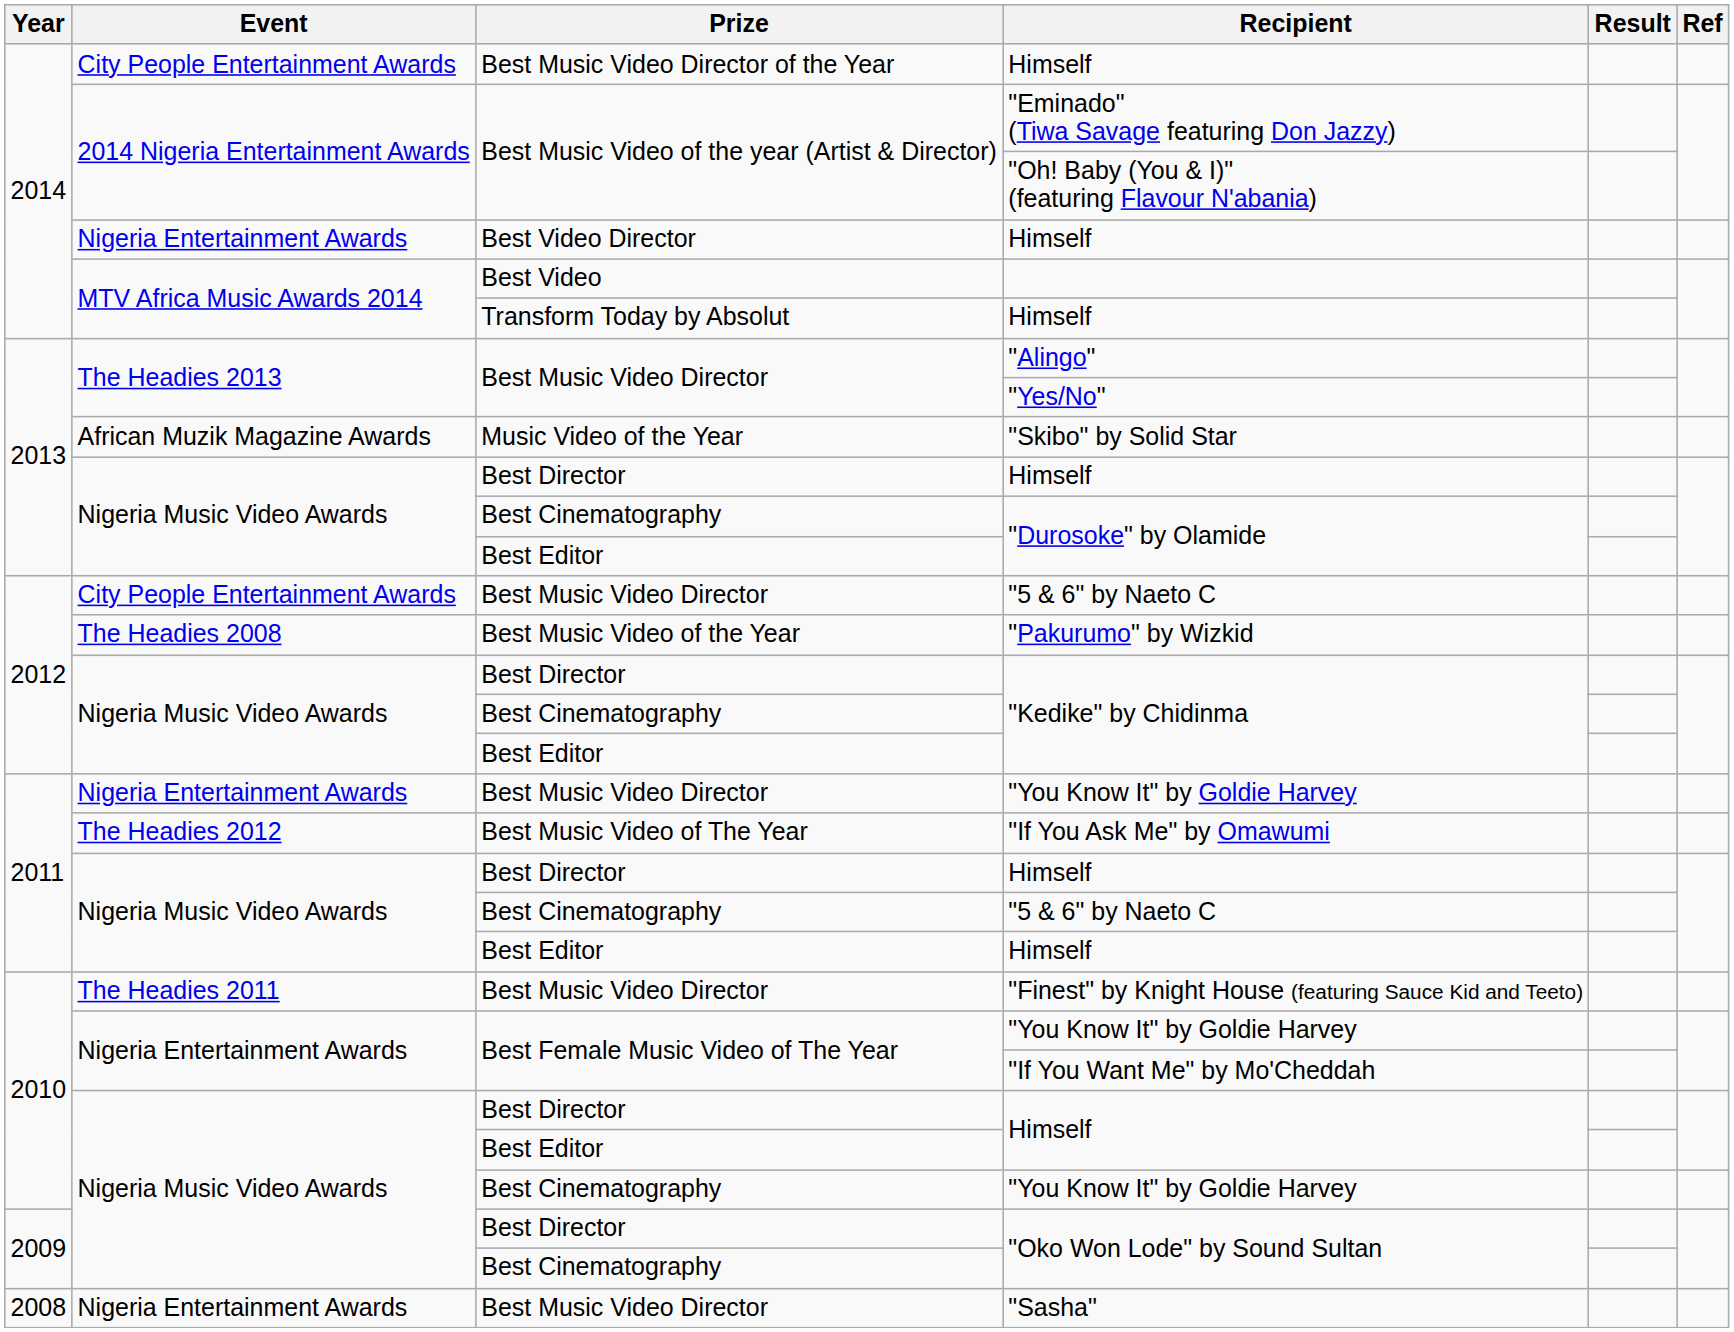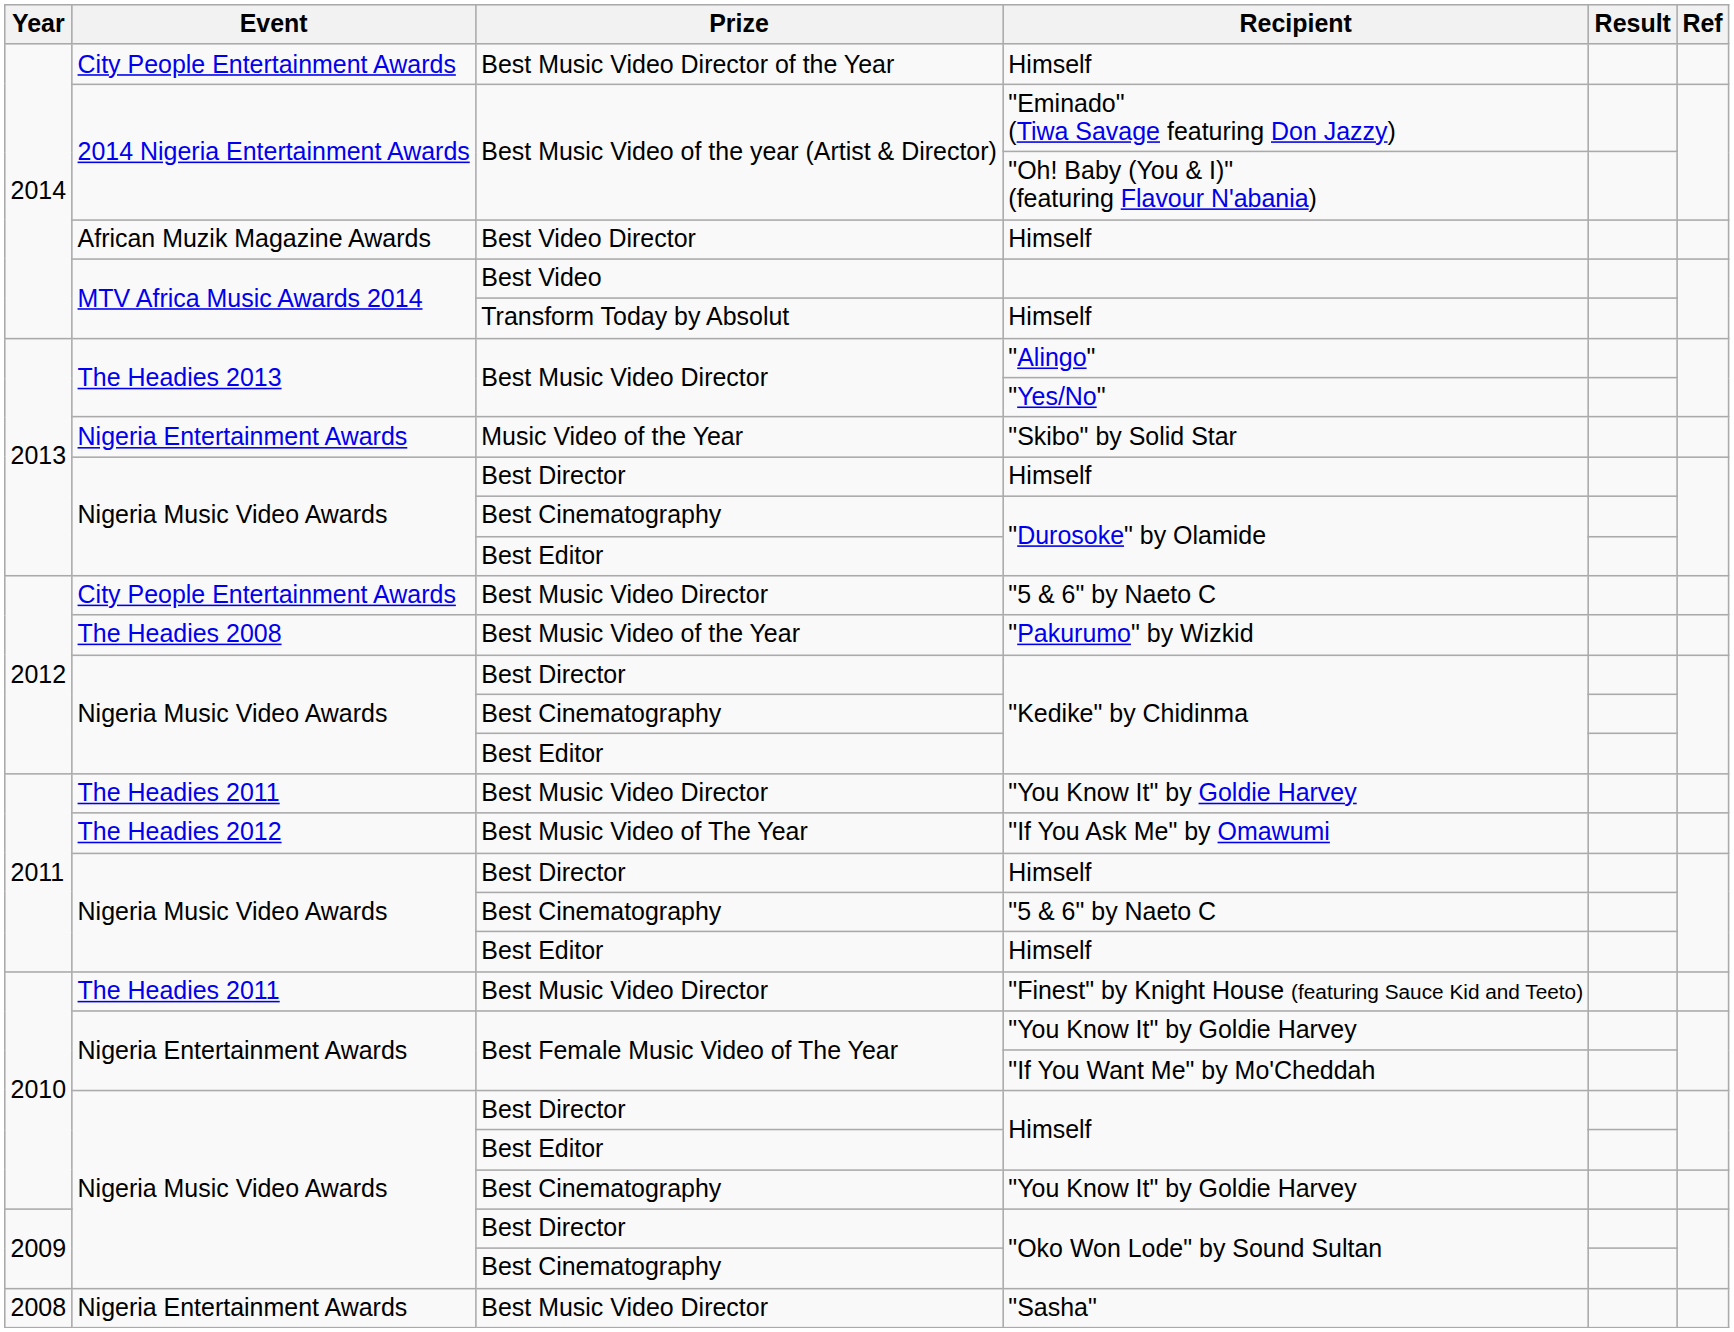(242, 238) Nigeria Entertainment Awards -> (254, 238) African Muzik Magazine Awards
(254, 436) African Muzik Magazine Awards -> (242, 436) Nigeria Entertainment Awards
(242, 792) Nigeria Entertainment Awards -> (179, 792) The Headies 2011
